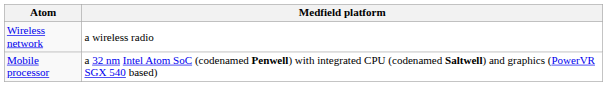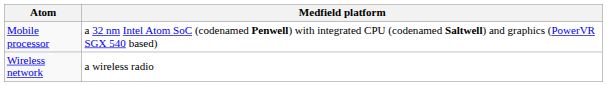rows swapped: (28, 66) <-> (26, 36)
